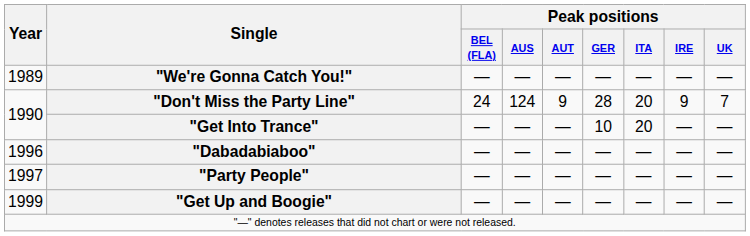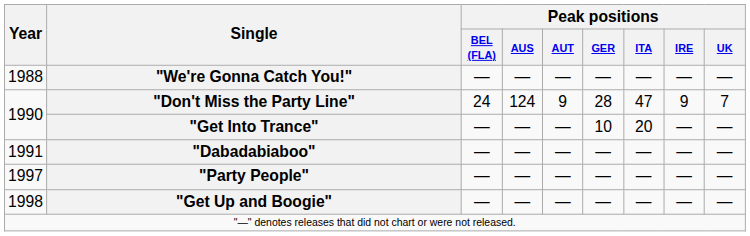(26, 77) 1989 -> (26, 77) 1988
(644, 102) 20 -> (644, 102) 47
(26, 151) 1996 -> (26, 151) 1991
(26, 201) 1999 -> (26, 201) 1998
